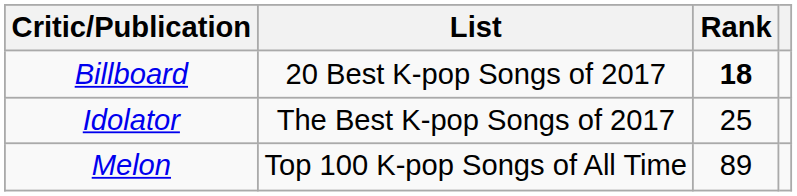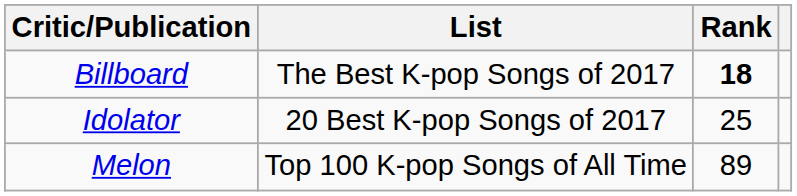(476, 73) 20 Best K-pop Songs of 2017 -> (476, 73) The Best K-pop Songs of 2017
(476, 119) The Best K-pop Songs of 2017 -> (476, 119) 20 Best K-pop Songs of 2017
